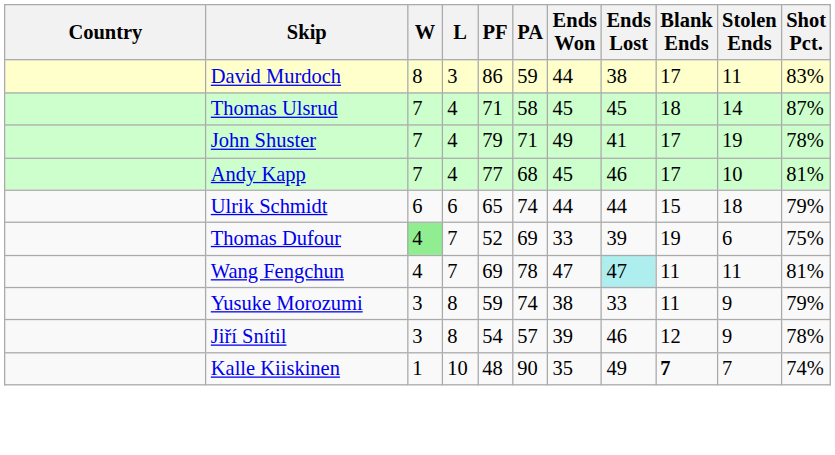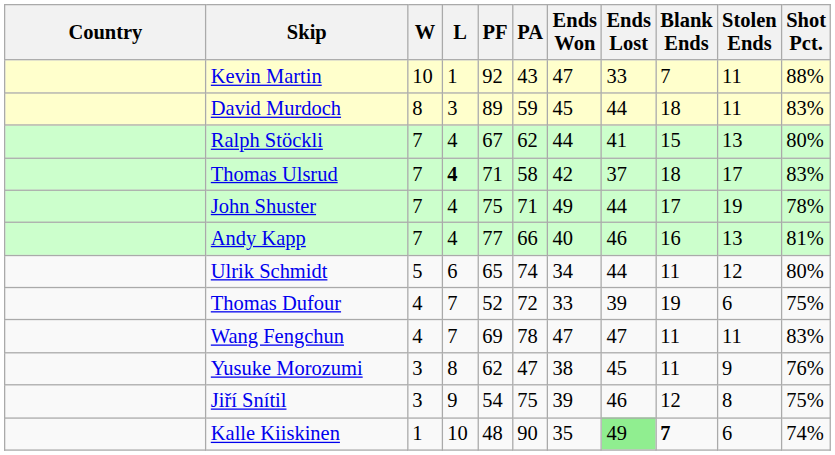+ row: (266, 76)
(493, 76) 86 -> (493, 108) 89
(563, 76) 44 -> (563, 108) 45
(617, 76) 38 -> (617, 108) 44
(671, 76) 17 -> (671, 108) 18
+ row: (267, 141)
(452, 108) normal -> (452, 173) bold
(563, 108) 45 -> (563, 173) 42
(617, 108) 45 -> (617, 173) 37
(732, 108) 14 -> (732, 173) 17
(805, 108) 87% -> (805, 173) 83%
(493, 141) 79 -> (493, 206) 75
(617, 141) 41 -> (617, 206) 44
(528, 173) 68 -> (528, 238) 66
(563, 173) 45 -> (563, 238) 40
(671, 173) 17 -> (671, 238) 16
(732, 173) 10 -> (732, 238) 13
(417, 206) 6 -> (417, 271) 5
(563, 206) 44 -> (563, 271) 34
(671, 206) 15 -> (670, 271) 11
(732, 206) 18 -> (732, 271) 12
(805, 206) 79% -> (805, 271) 80%
(417, 238) lightgreen background -> (417, 303) no background
(528, 238) 69 -> (528, 303) 72
(617, 271) paleturquoise background -> (617, 336) no background
(805, 271) 81% -> (805, 336) 83%
(493, 303) 59 -> (493, 368) 62
(528, 303) 74 -> (528, 368) 47
(617, 303) 33 -> (617, 368) 45
(805, 303) 79% -> (805, 368) 76%
(452, 336) 8 -> (452, 401) 9
(528, 336) 57 -> (528, 401) 75
(727, 336) 9 -> (727, 401) 8
(805, 336) 78% -> (805, 401) 75%
(617, 368) no background -> (617, 433) lightgreen background
(727, 368) 7 -> (727, 433) 6
